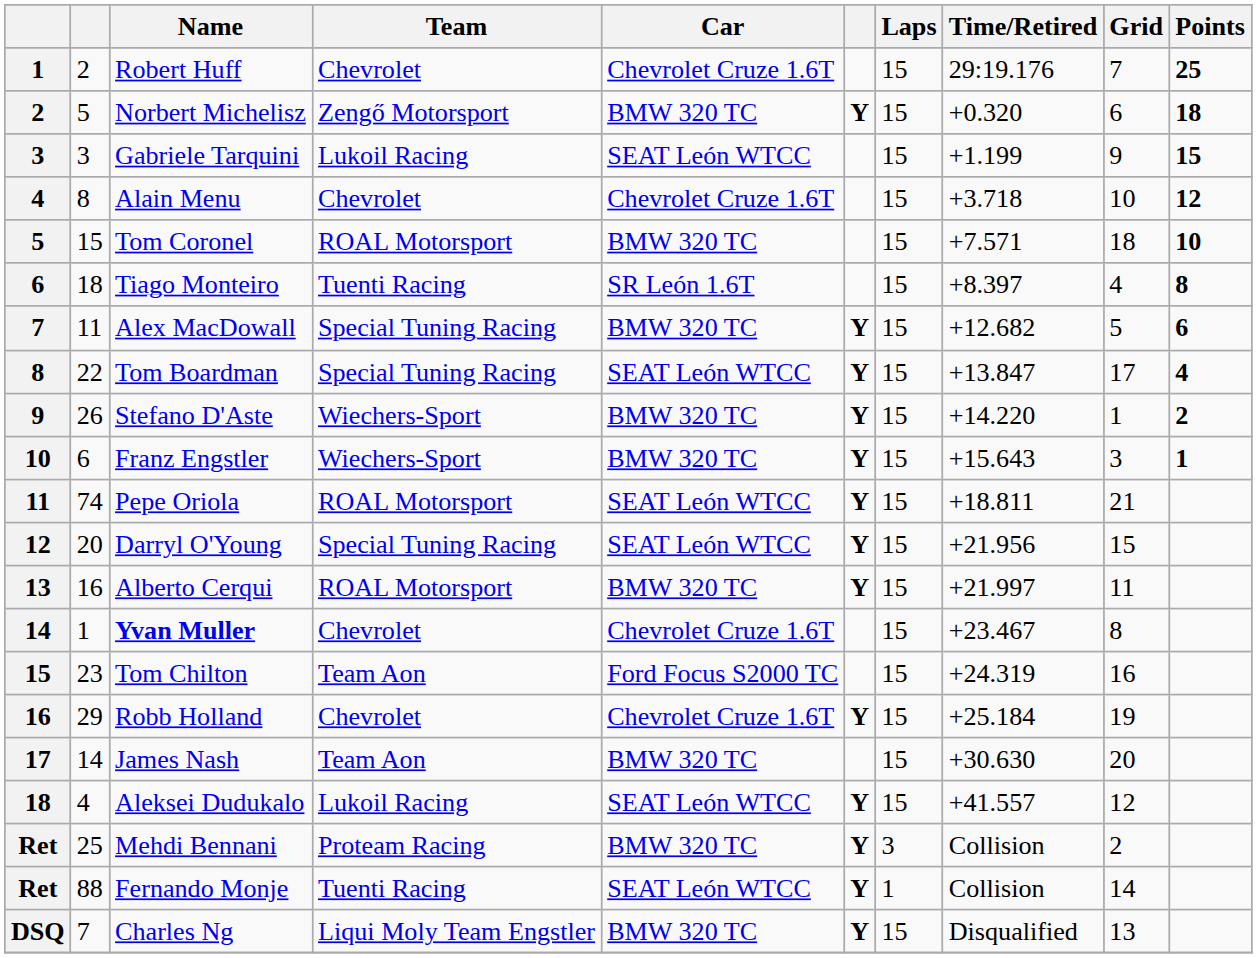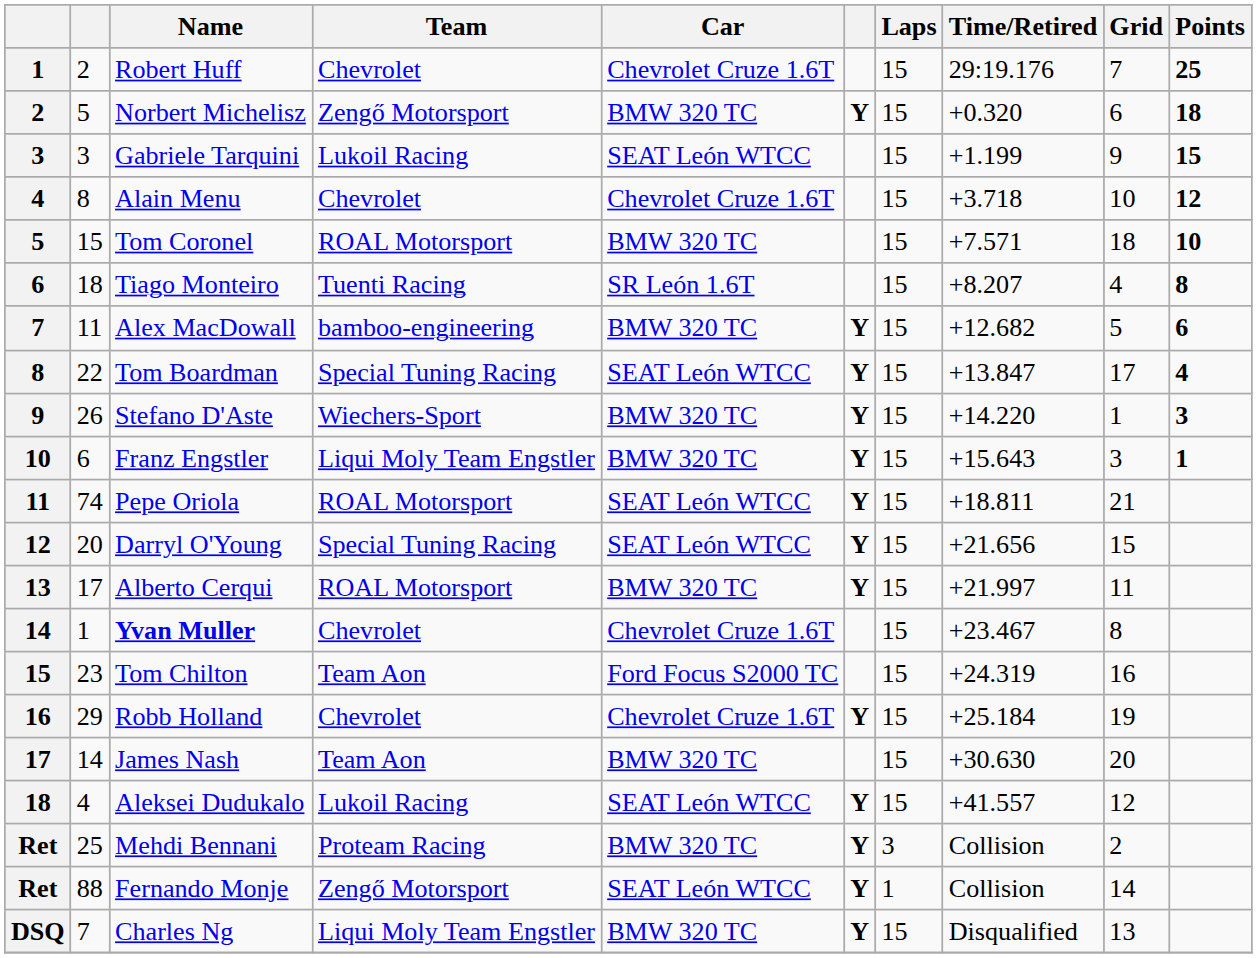(986, 284) +8.397 -> (986, 284) +8.207
(437, 327) Special Tuning Racing -> (426, 327) bamboo-engineering
(1182, 414) 2 -> (1182, 414) 3
(399, 457) Wiechers-Sport -> (457, 457) Liqui Moly Team Engstler
(992, 543) +21.956 -> (992, 543) +21.656
(90, 586) 16 -> (90, 586) 17
(392, 888) Tuenti Racing -> (413, 888) Zengő Motorsport
